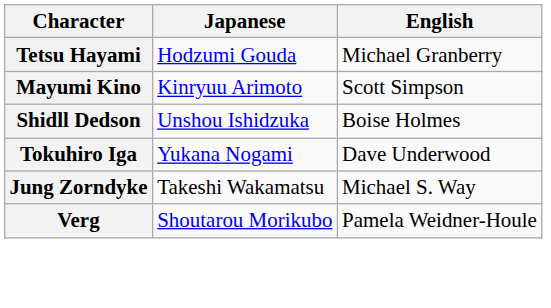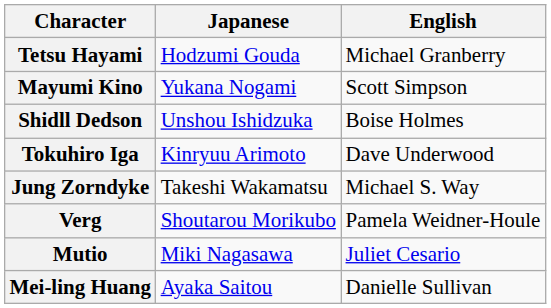(230, 87) Kinryuu Arimoto -> (228, 87) Yukana Nogami
(225, 154) Yukana Nogami -> (233, 154) Kinryuu Arimoto
+ row: (80, 253)
+ row: (80, 287)
